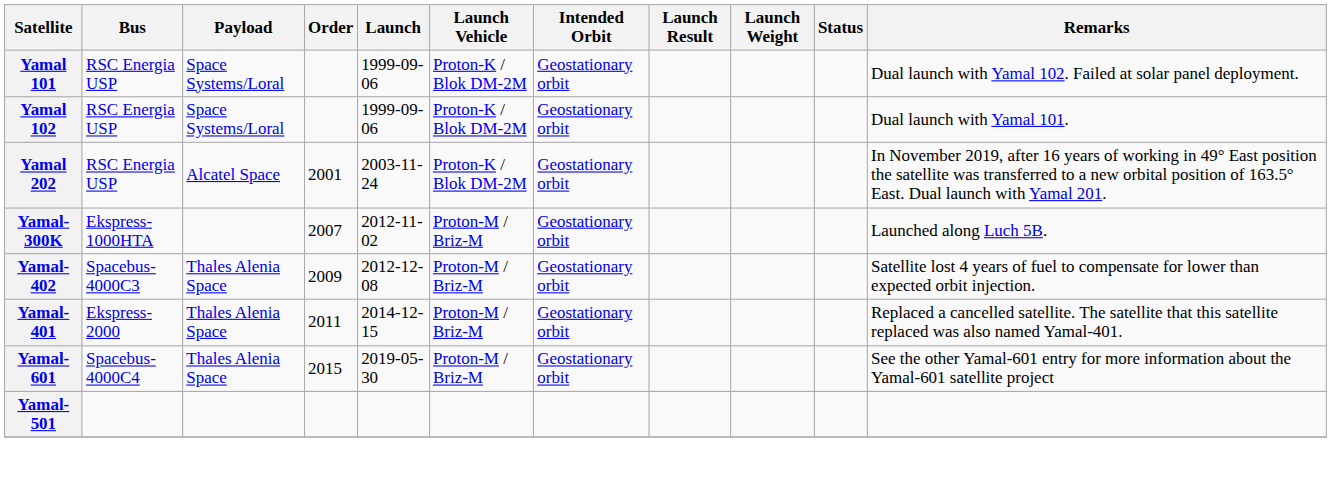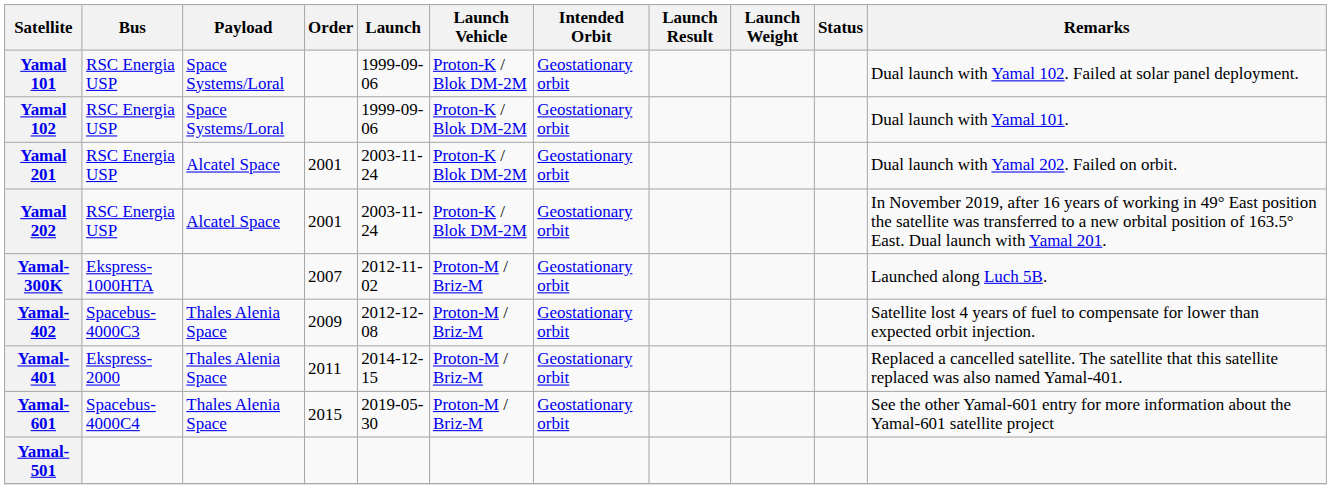+ row: (43, 165)
